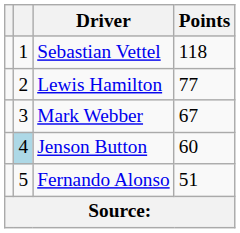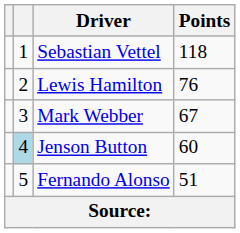(188, 83) 77 -> (188, 83) 76
